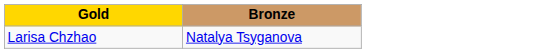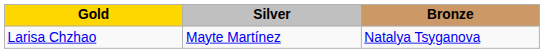+ column: (272, 15)
